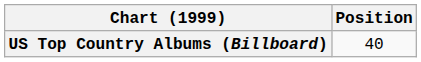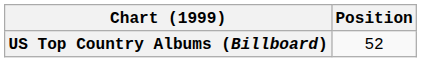(374, 44) 40 -> (374, 44) 52
